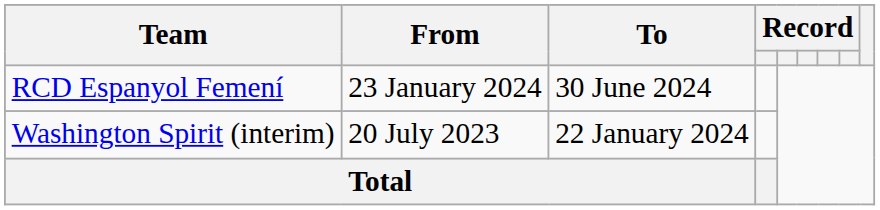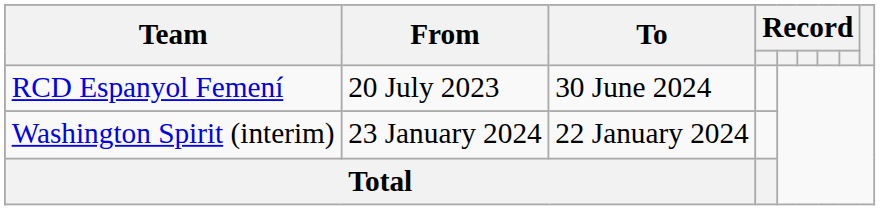(445, 87) 23 January 2024 -> (424, 87) 20 July 2023
(424, 134) 20 July 2023 -> (445, 134) 23 January 2024
